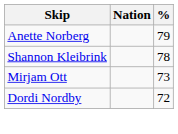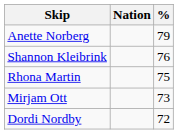(163, 56) 78 -> (163, 56) 76
+ row: (44, 77)
